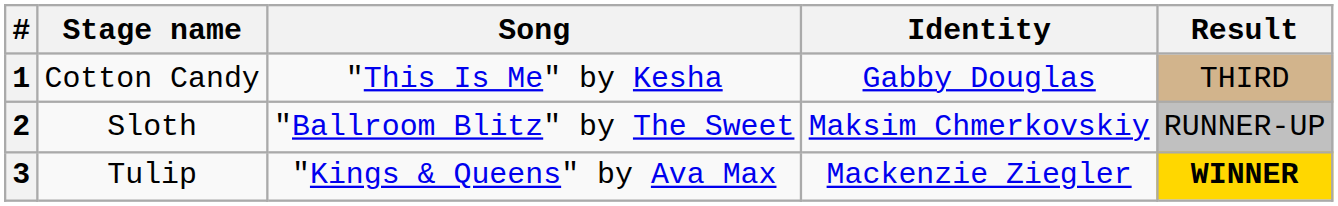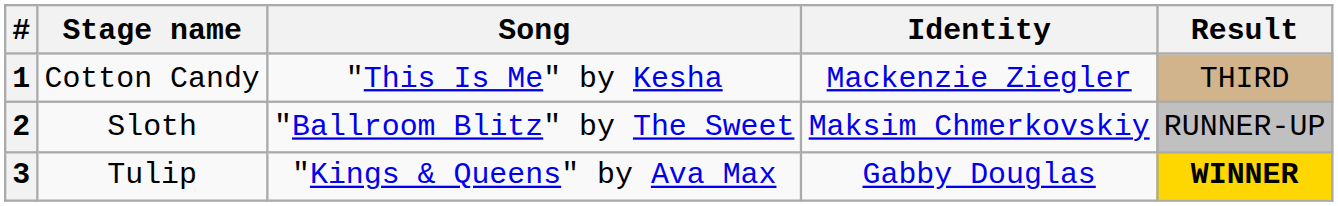(979, 78) Gabby Douglas -> (979, 78) Mackenzie Ziegler
(979, 176) Mackenzie Ziegler -> (979, 176) Gabby Douglas
